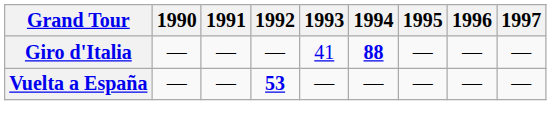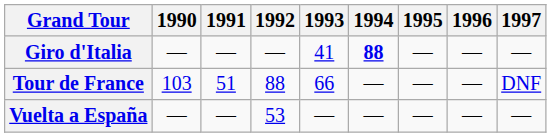+ row: (78, 83)
(275, 83) bold -> (275, 115) normal
